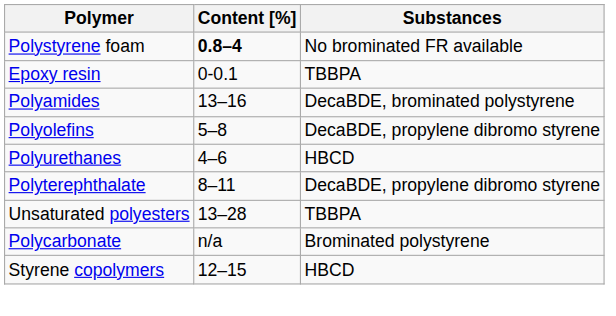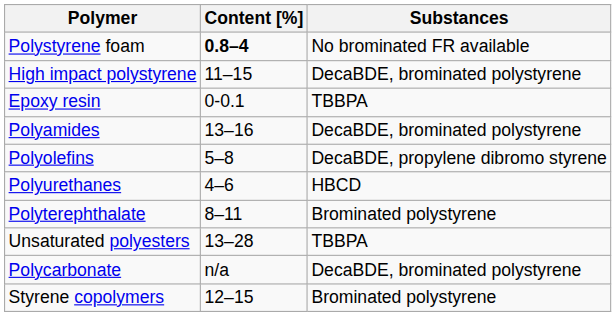+ row: (103, 74)
(452, 185) DecaBDE, propylene dibromo styrene -> (404, 213) Brominated polystyrene
(397, 241) Brominated polystyrene -> (446, 269) DecaBDE, brominated polystyrene
(329, 269) HBCD -> (404, 297) Brominated polystyrene
